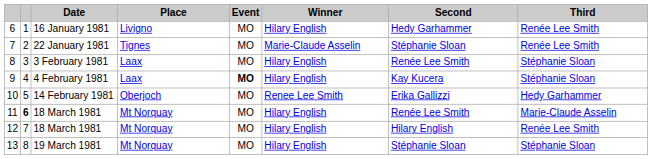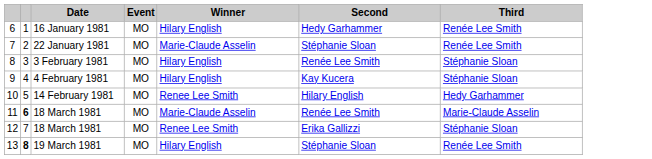- column: (173, 12)
(246, 79) bold -> (141, 79) normal
(420, 95) Erika Gallizzi -> (332, 95) Hilary English
(295, 112) Hilary English -> (208, 112) Marie-Claude Asselin
(295, 129) Hilary English -> (199, 129) Renee Lee Smith
(422, 129) Hilary English -> (331, 129) Erika Gallizzi
(560, 129) Renée Lee Smith -> (480, 129) Stéphanie Sloan
(26, 145) normal -> (26, 145) bold
(558, 145) Stéphanie Sloan -> (482, 145) Renée Lee Smith
